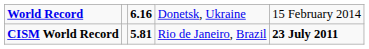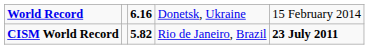(141, 34) 5.81 -> (141, 34) 5.82
